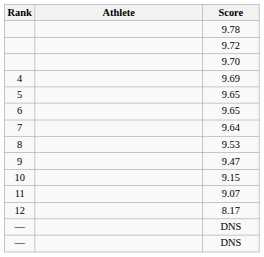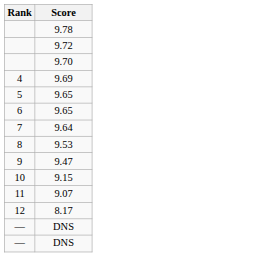- column: (119, 12)
